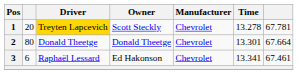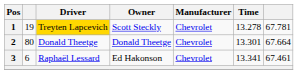(29, 27) 20 -> (29, 27) 19
